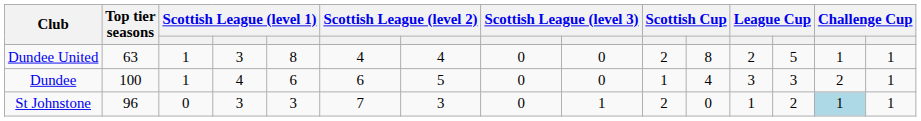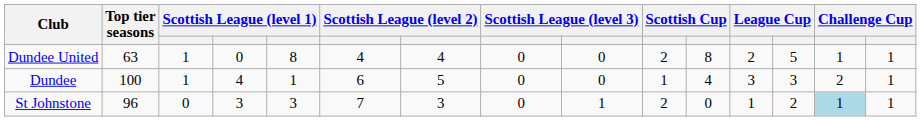(239, 56) 3 -> (239, 56) 0
(293, 80) 6 -> (293, 80) 1
